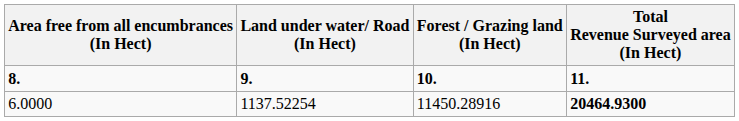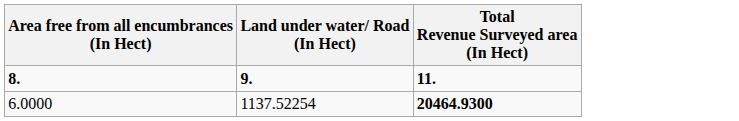- column: (490, 35)
